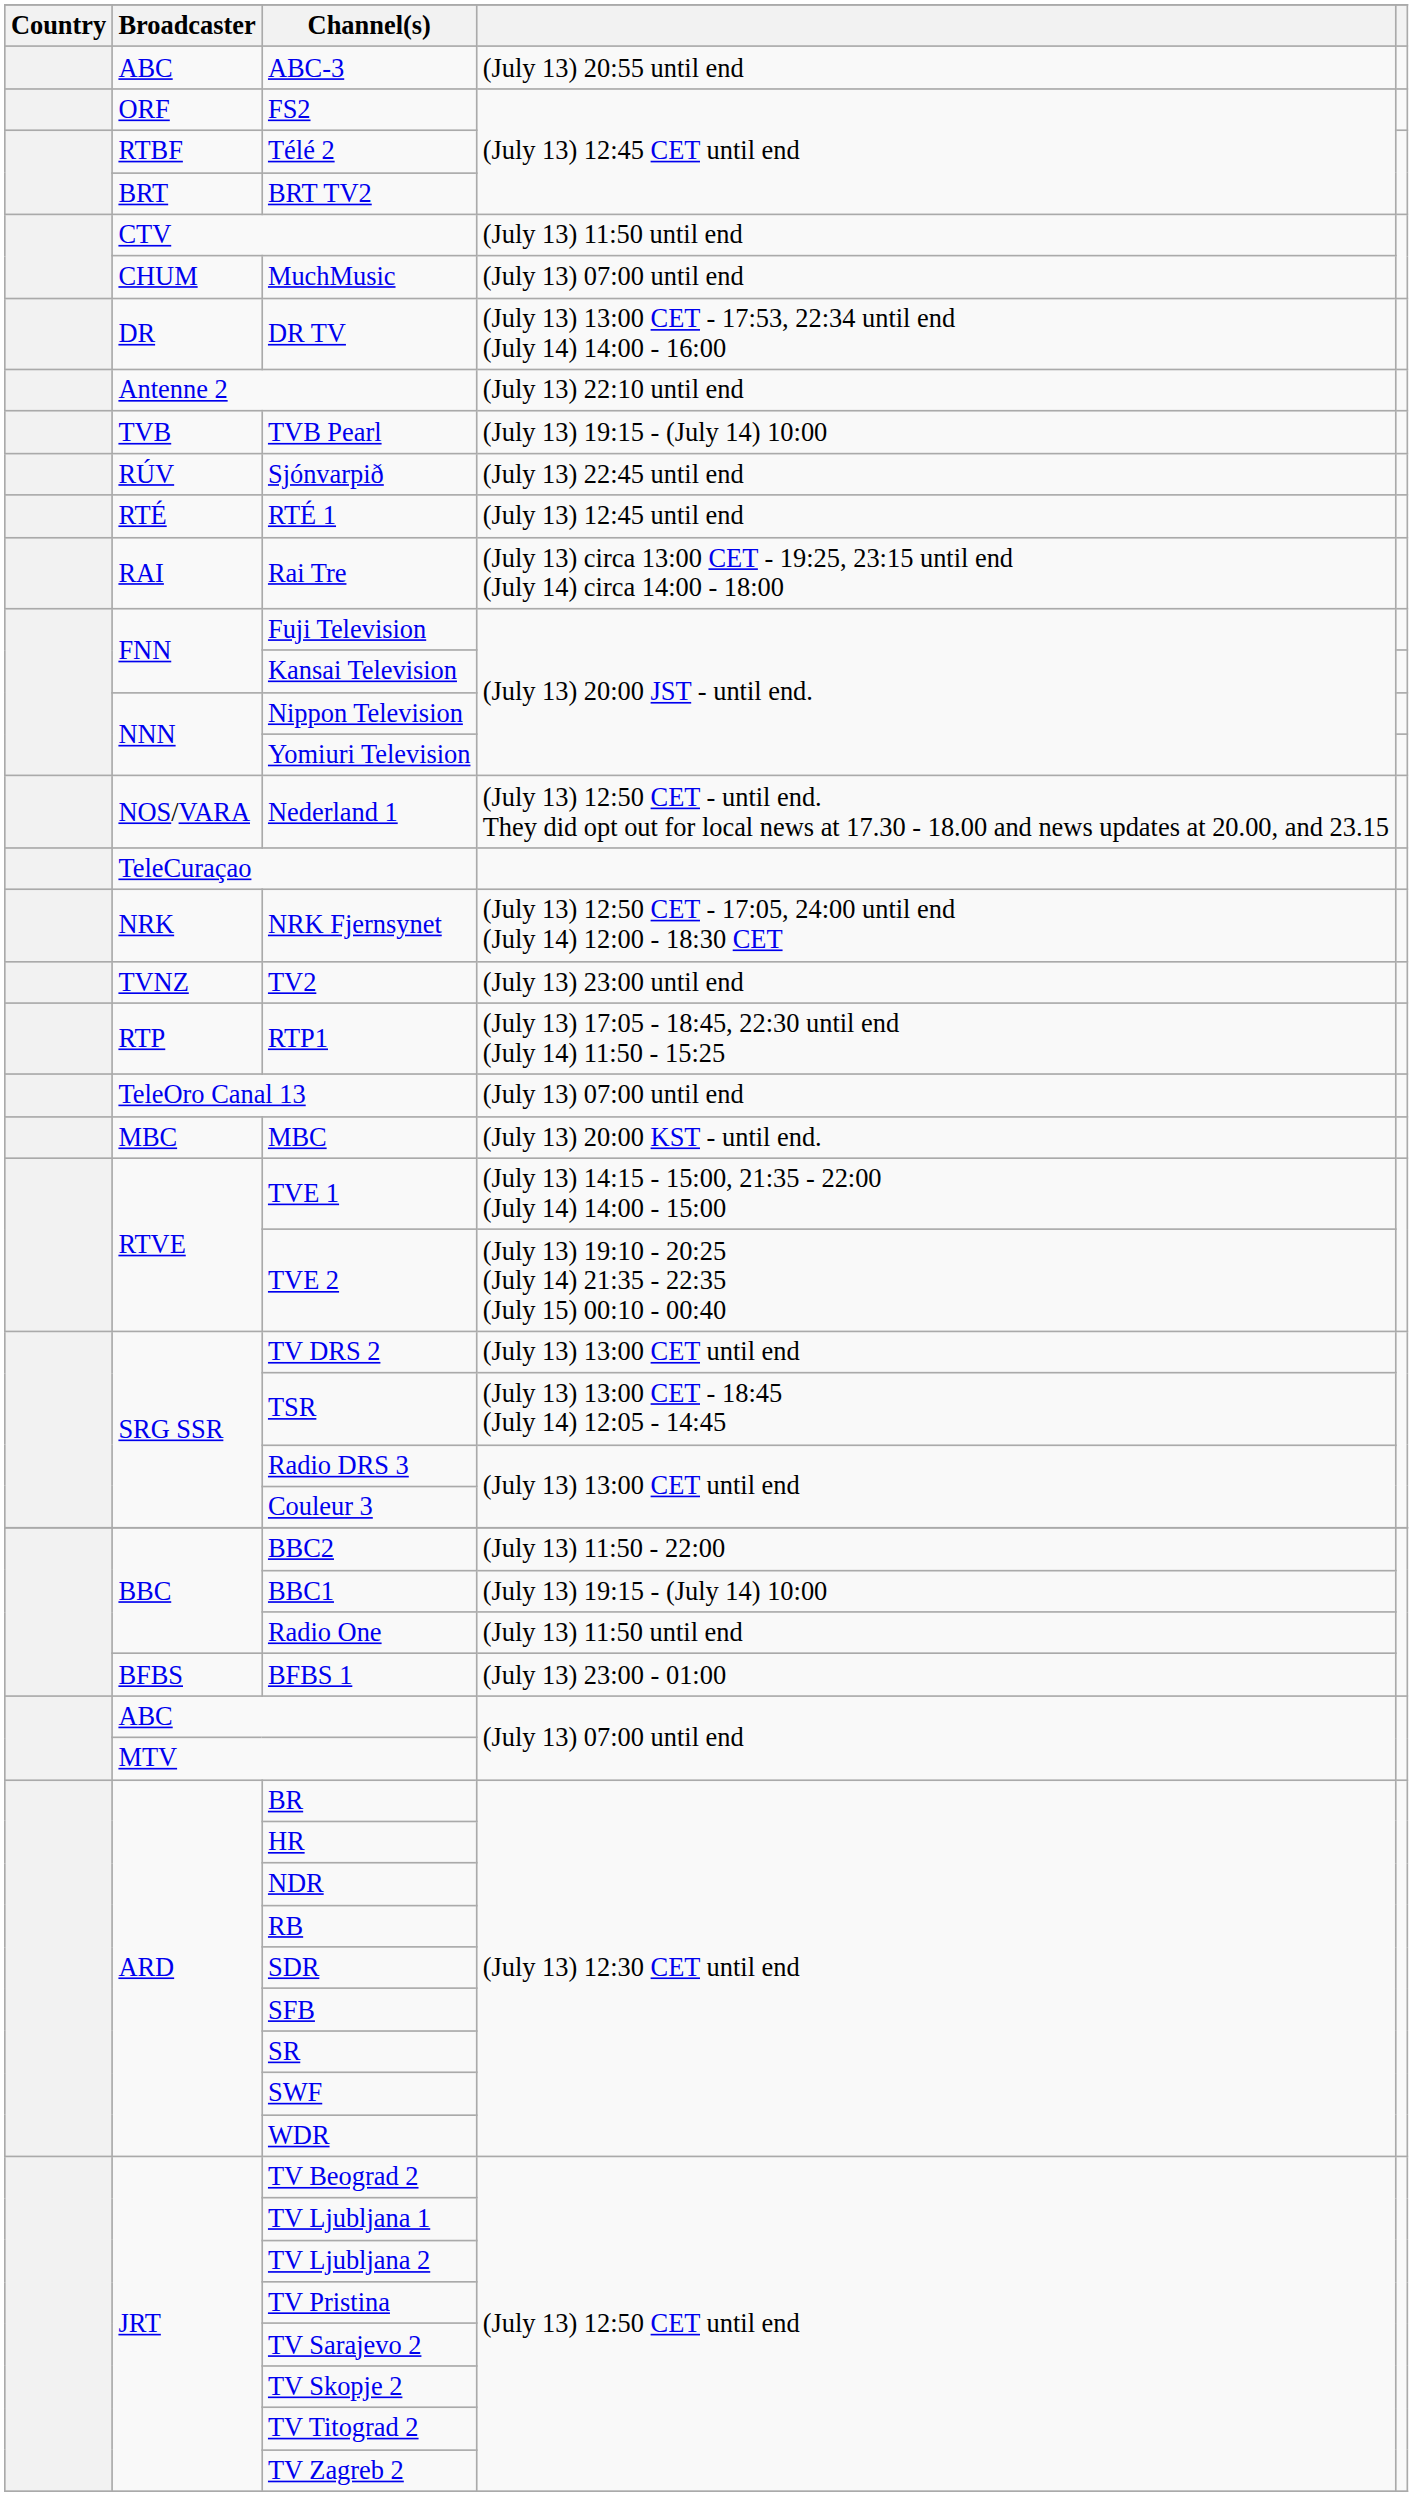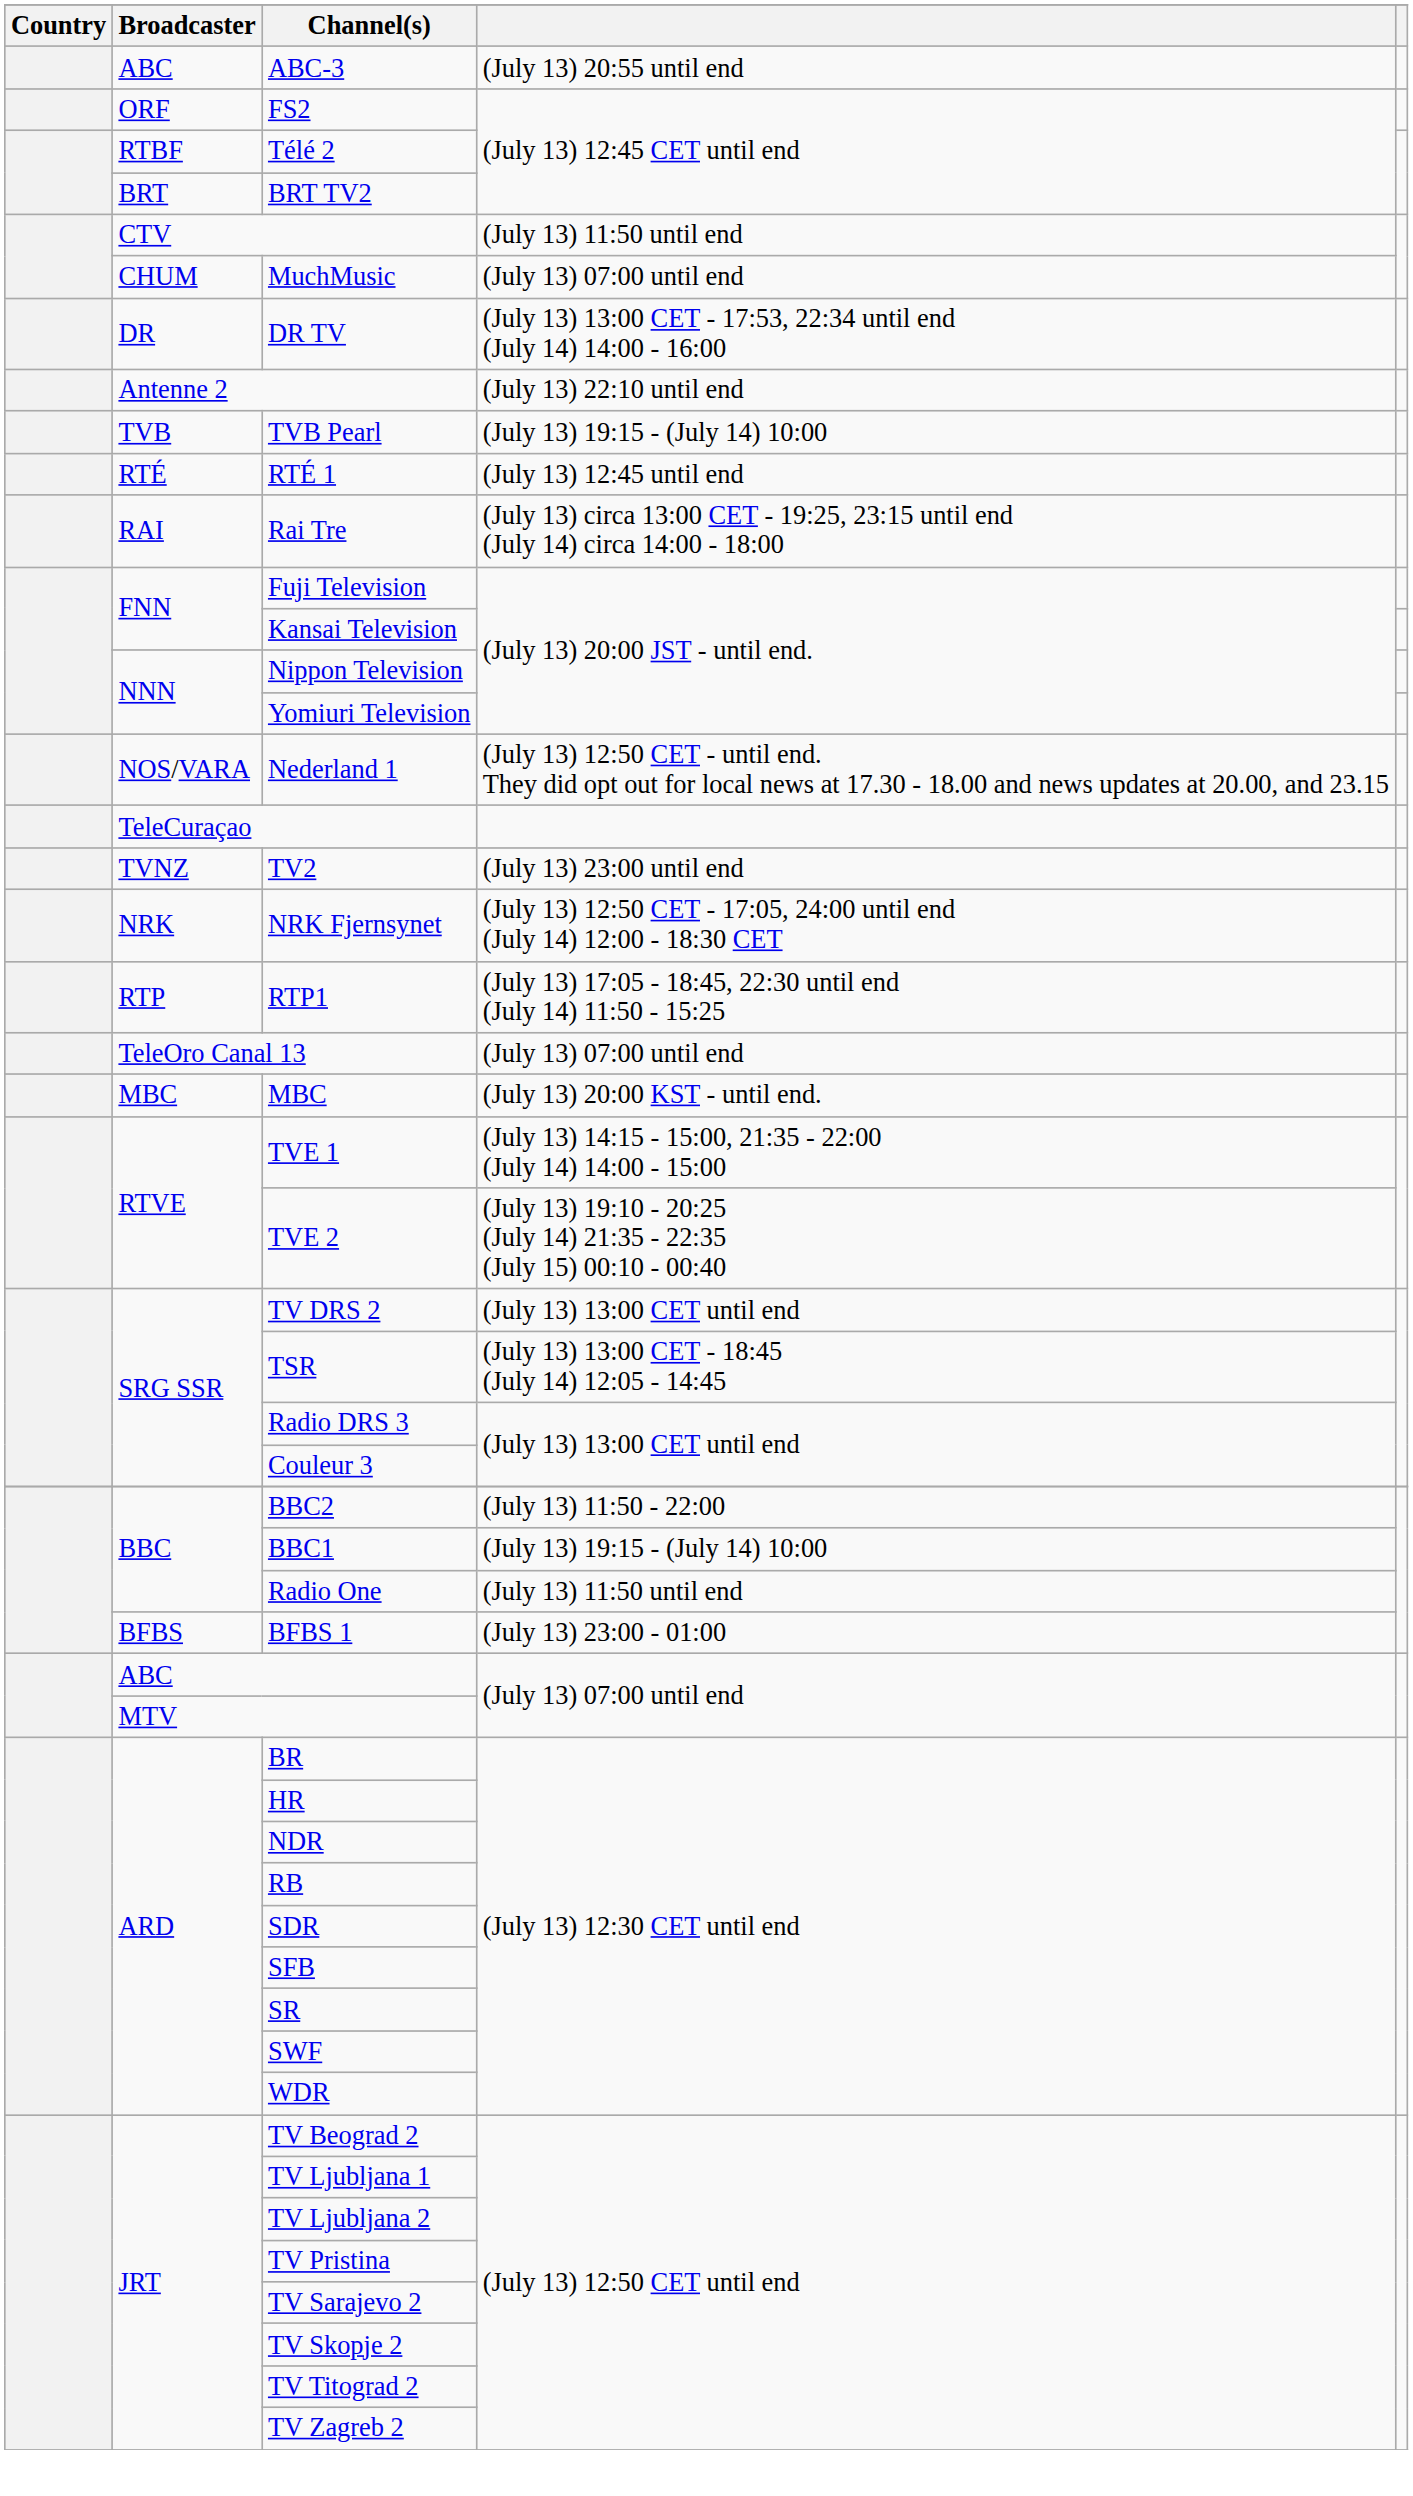- row: (326, 473)
rows swapped: (292, 981) <-> (355, 924)
